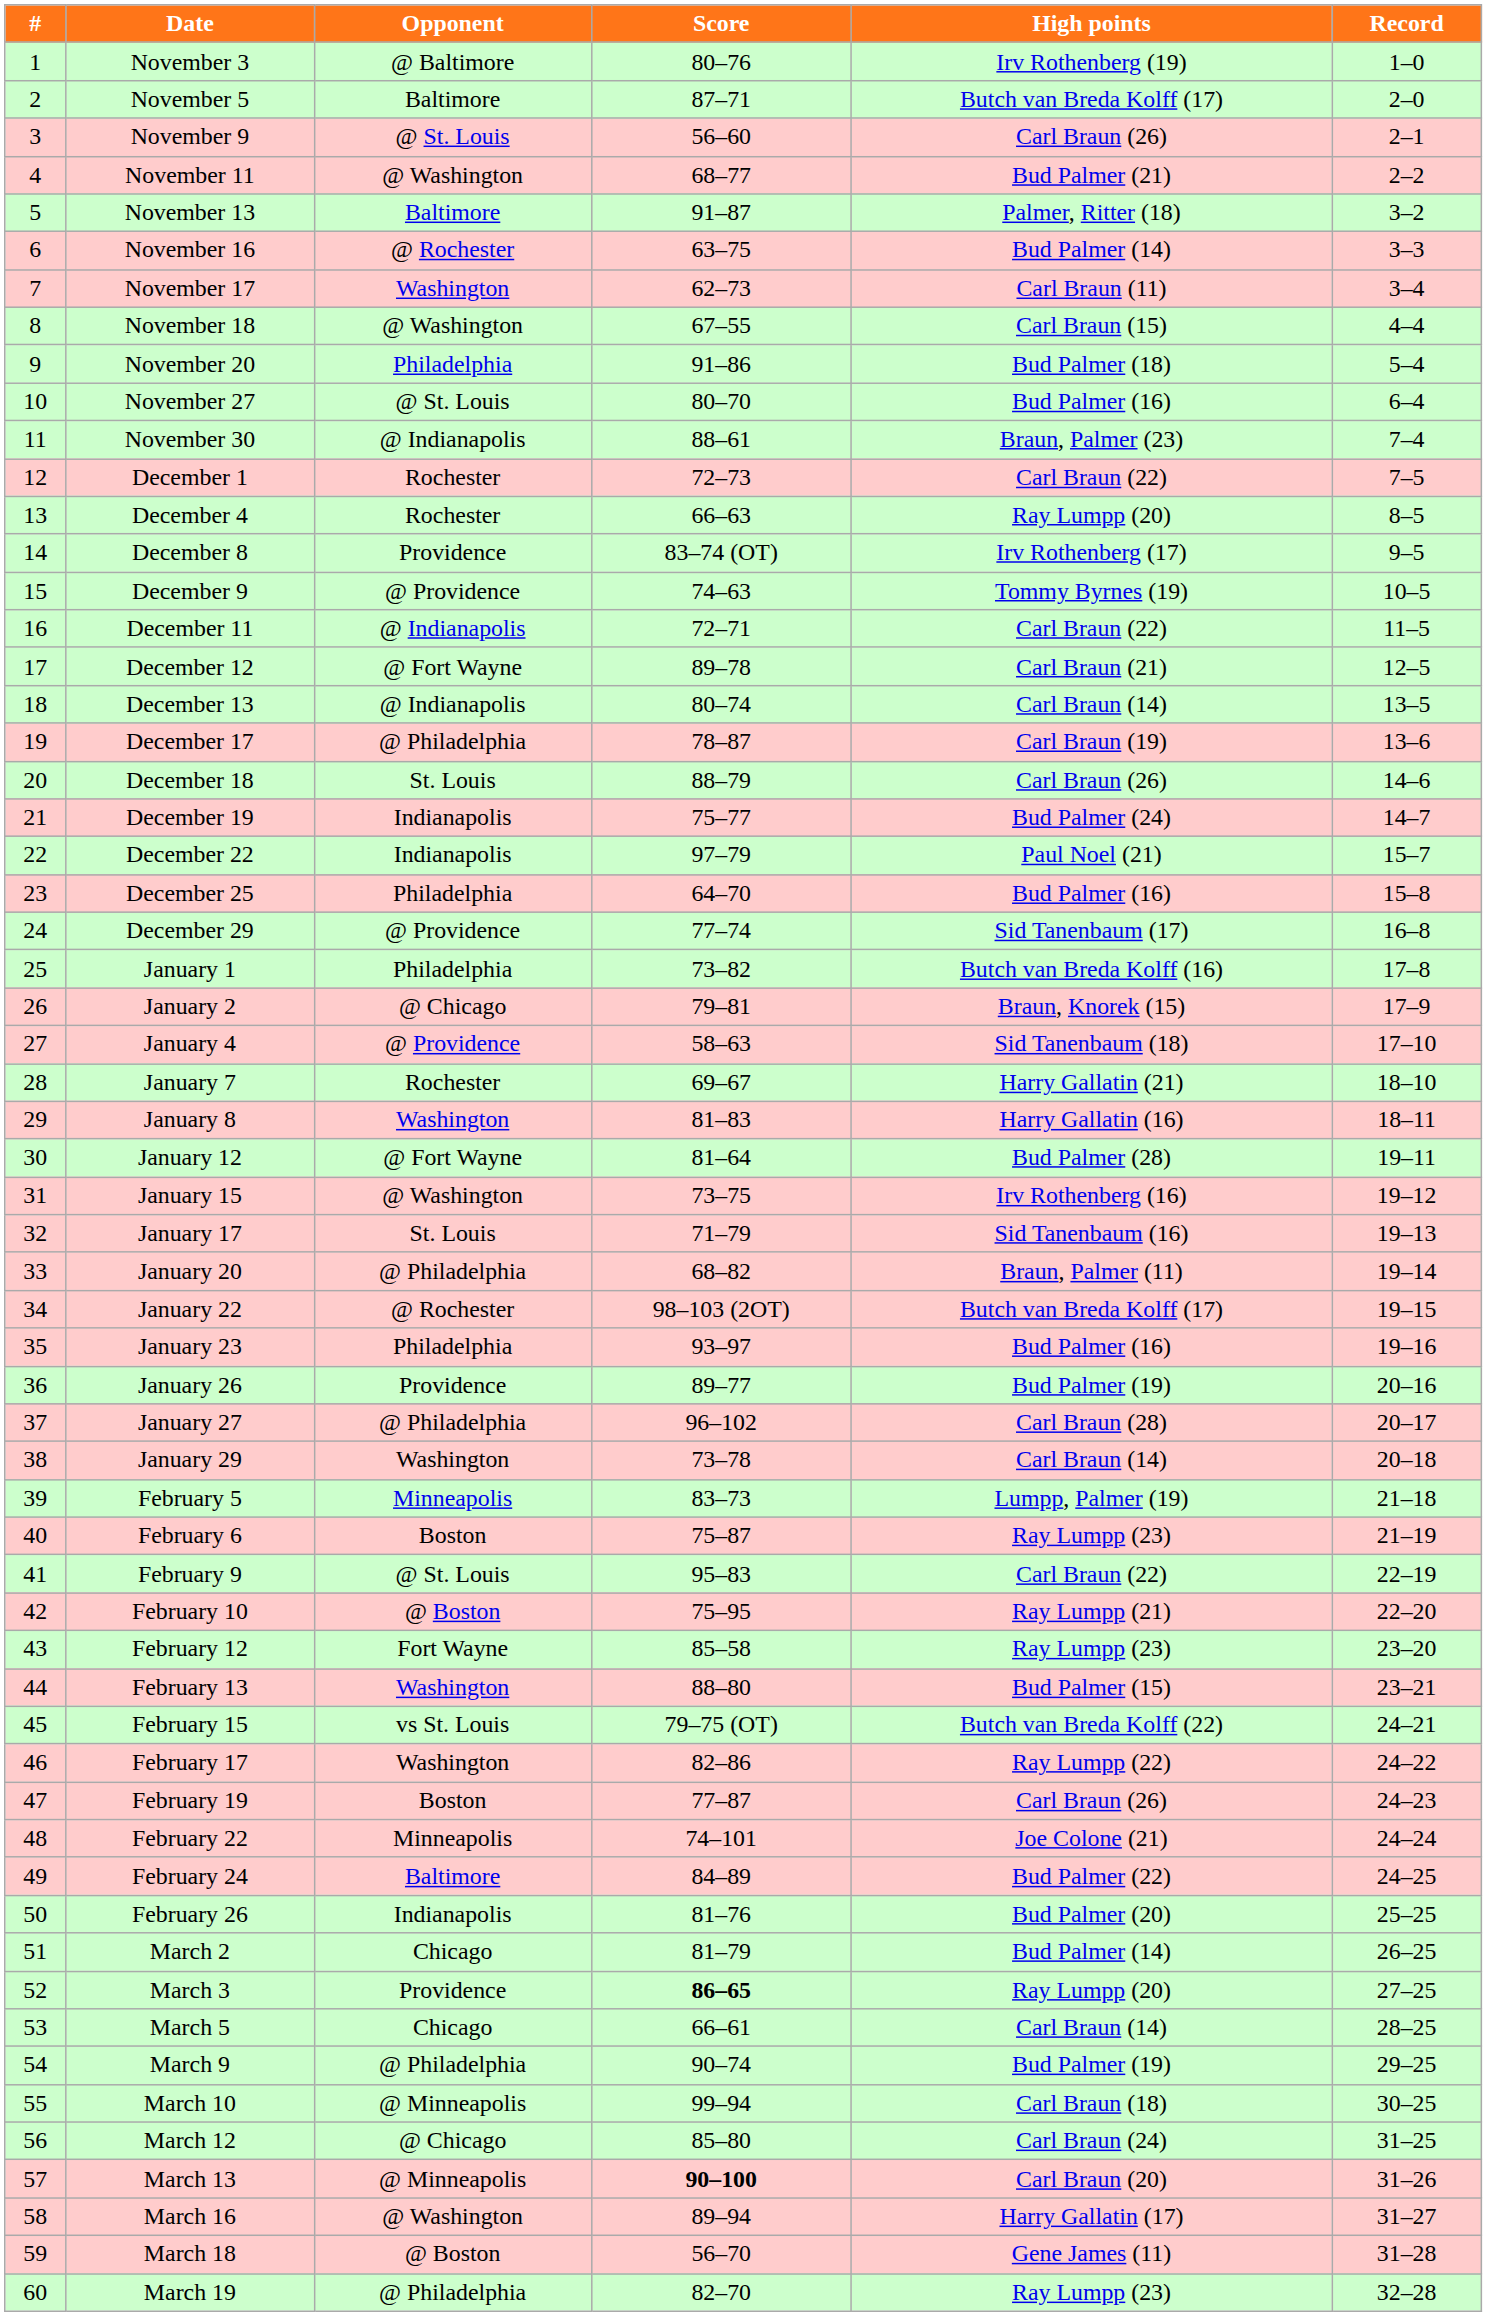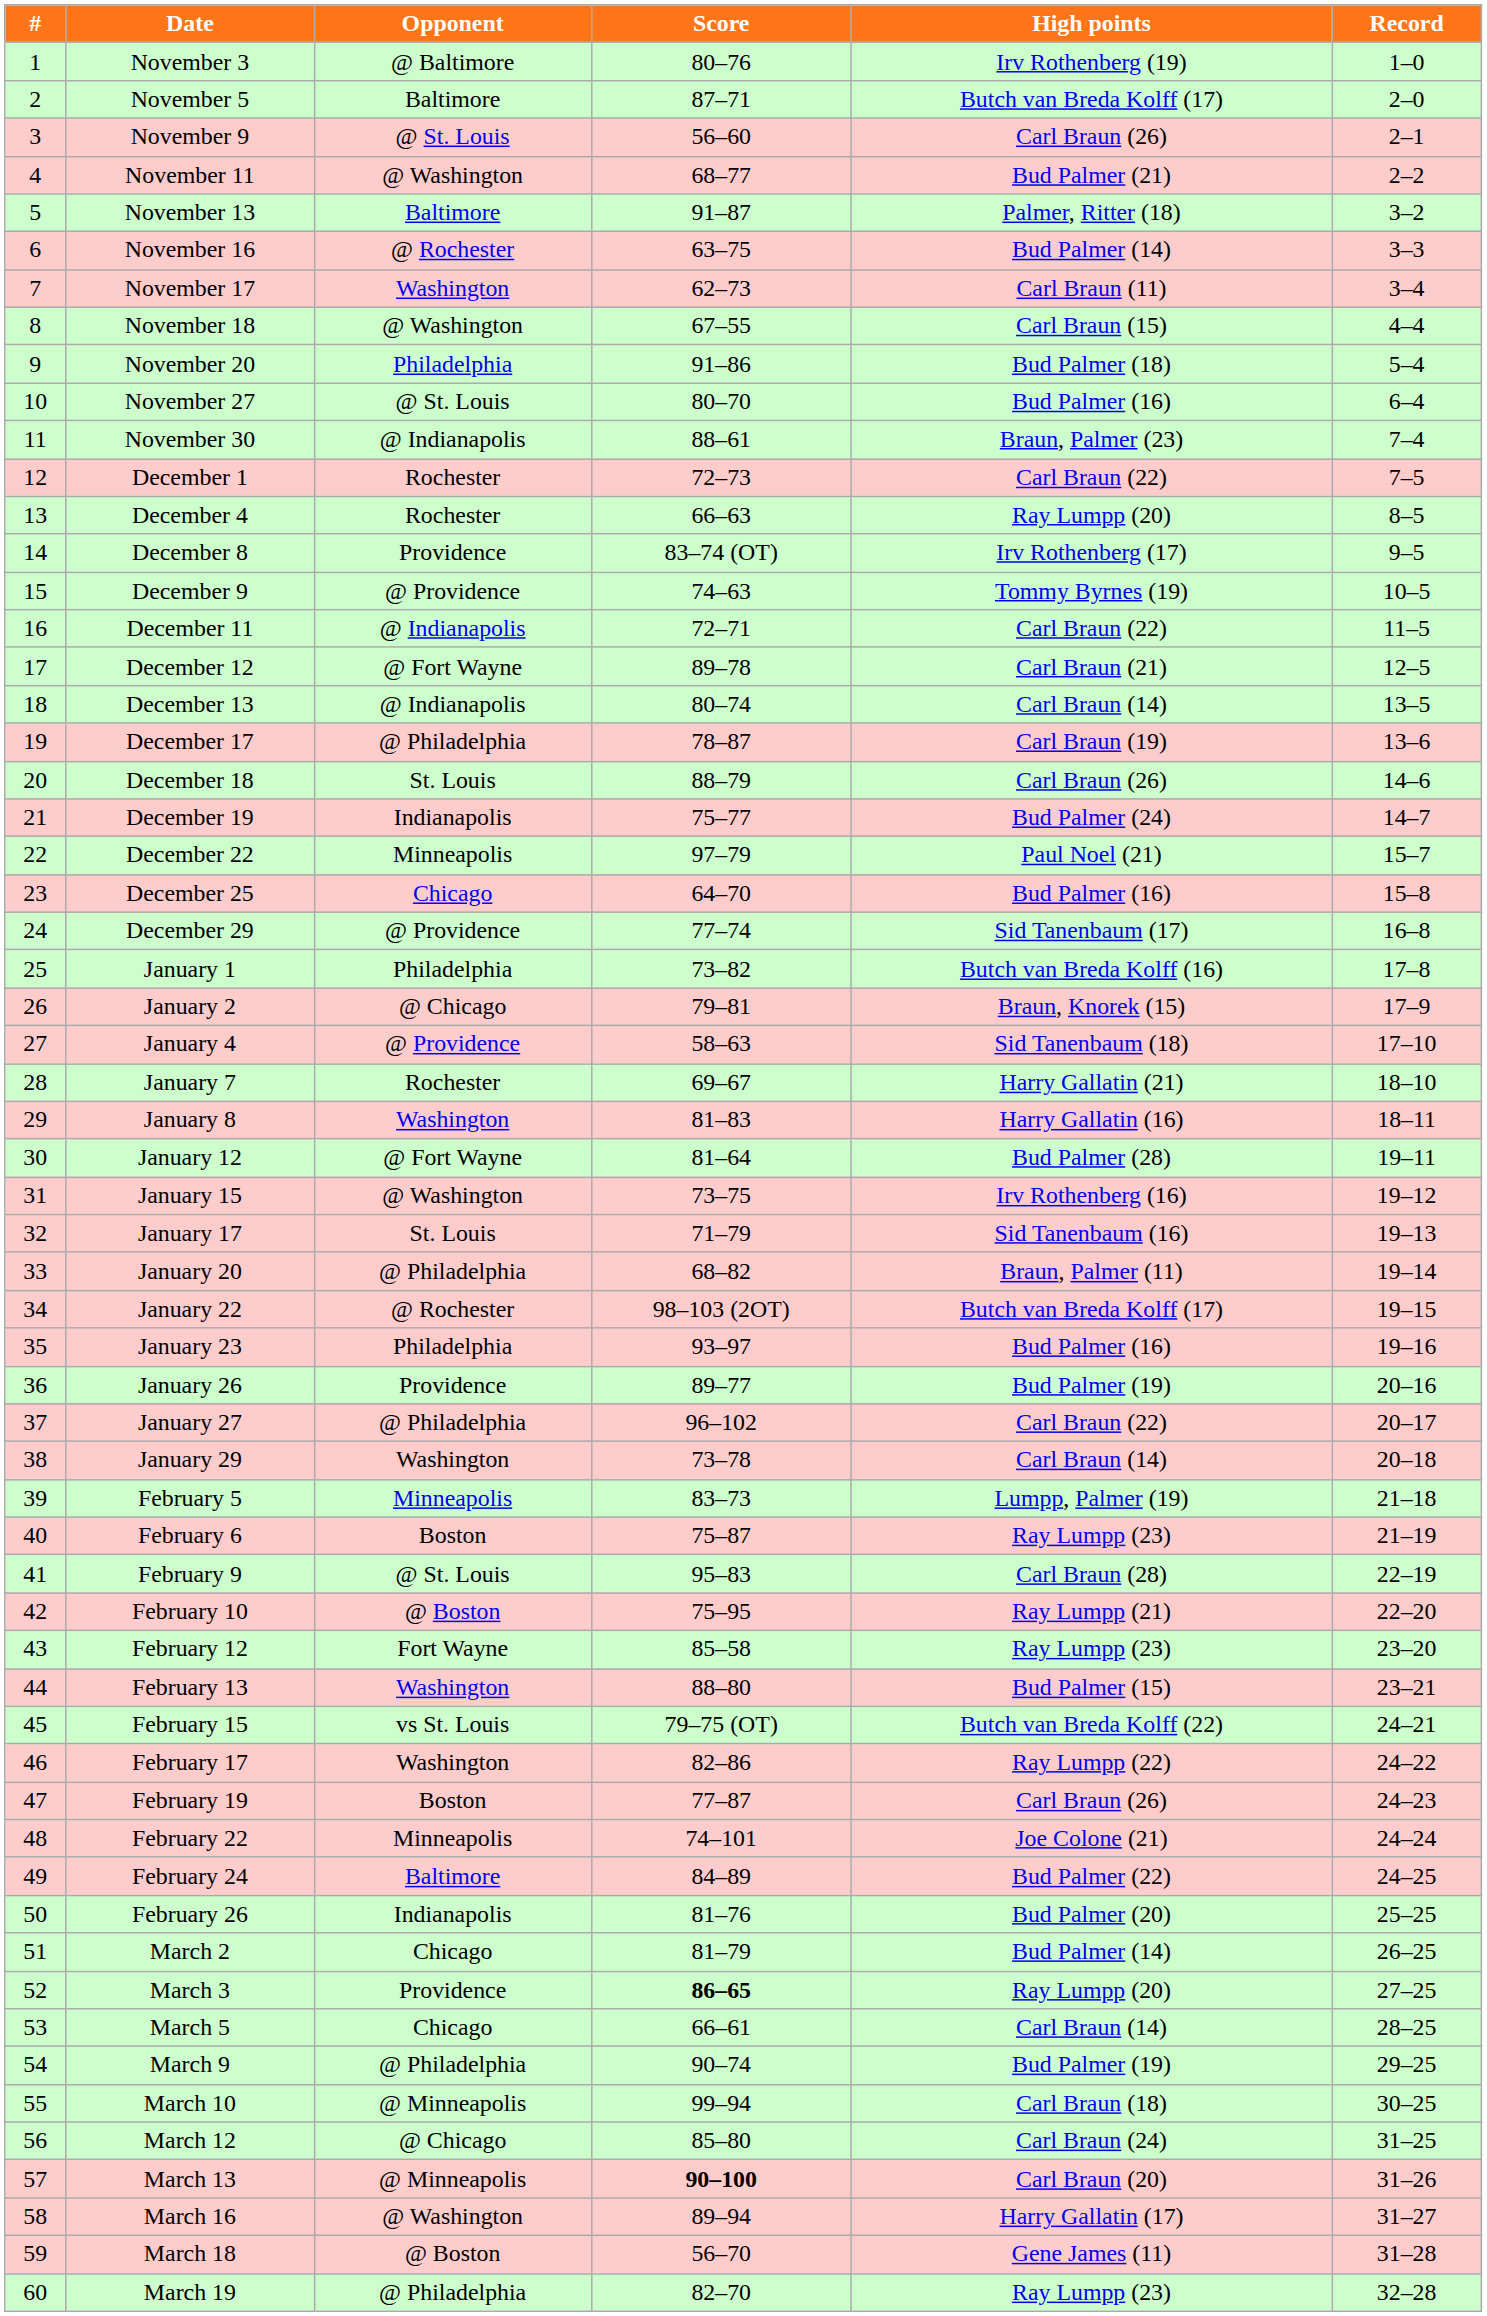(453, 855) Indianapolis -> (453, 855) Minneapolis
(453, 893) Philadelphia -> (453, 893) Chicago
(1091, 1422) Carl Braun (28) -> (1091, 1422) Carl Braun (22)
(1091, 1573) Carl Braun (22) -> (1091, 1573) Carl Braun (28)
